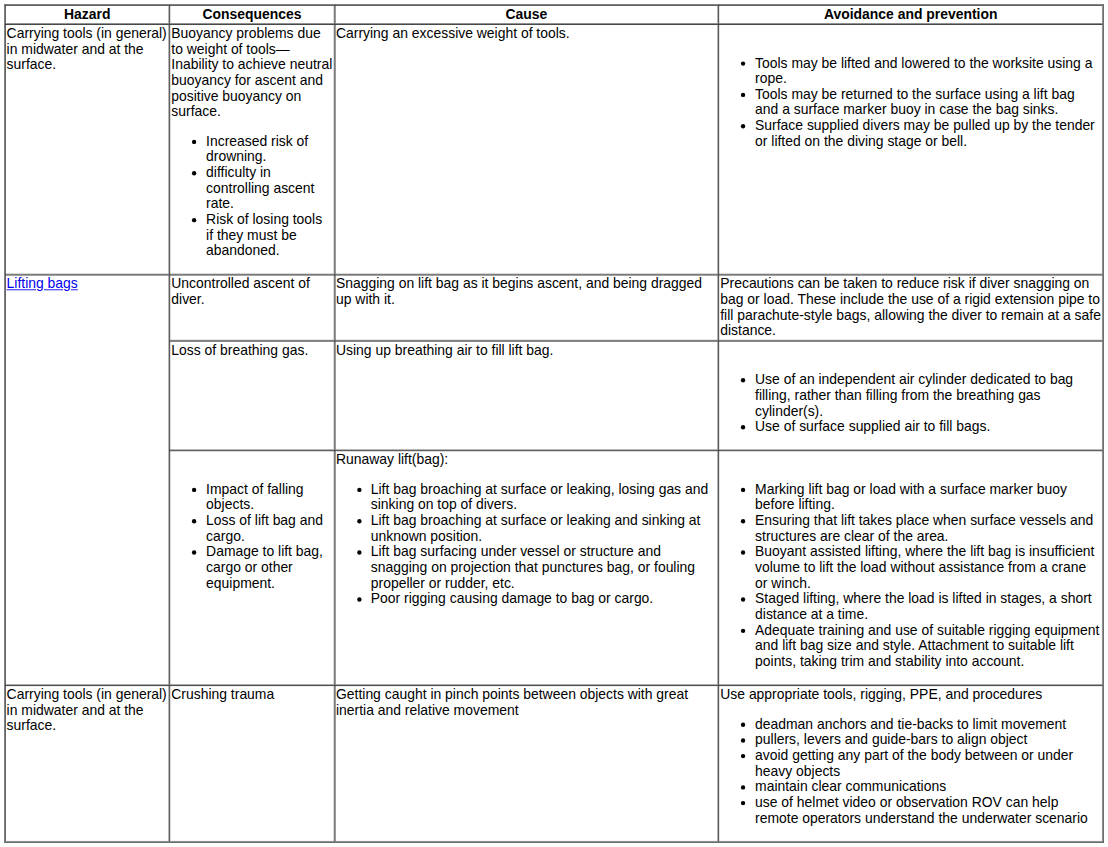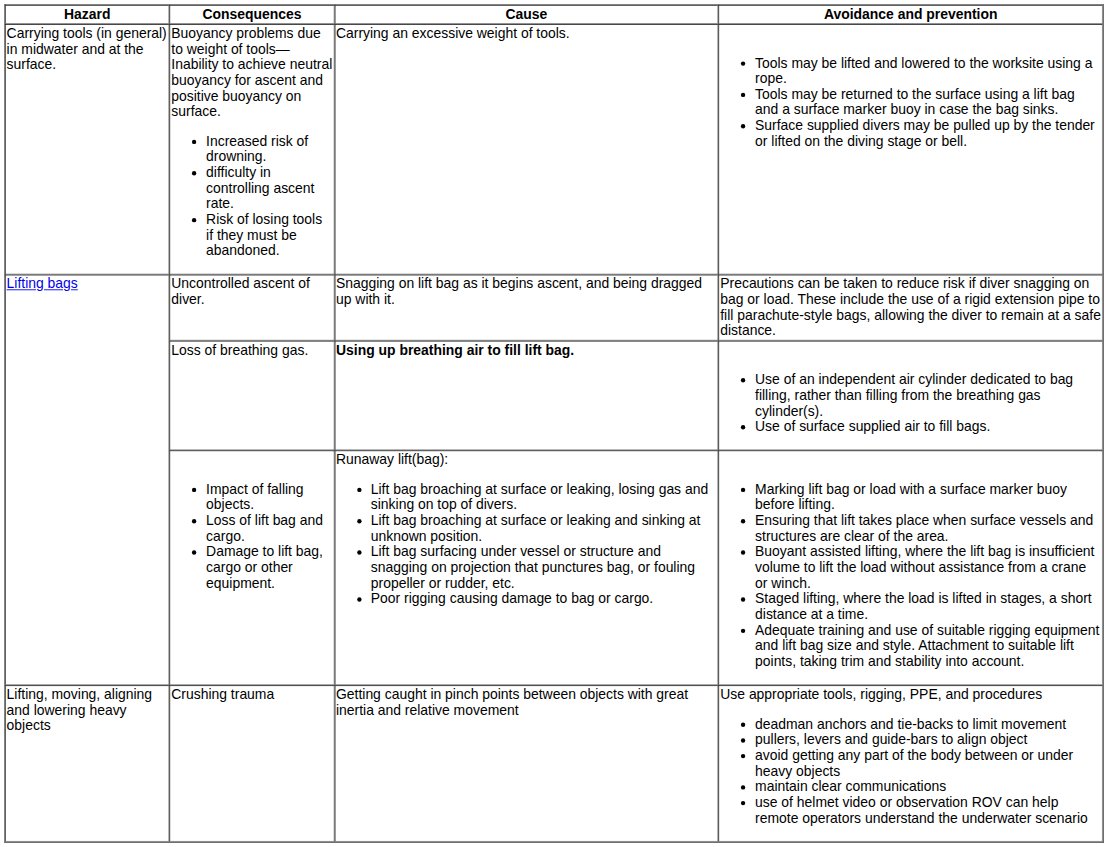(445, 350) normal -> (455, 350) bold
(87, 710) Carrying tools (in general) in midwater and at the surface. -> (79, 710) Lifting, moving, aligning and lowering heavy objects
